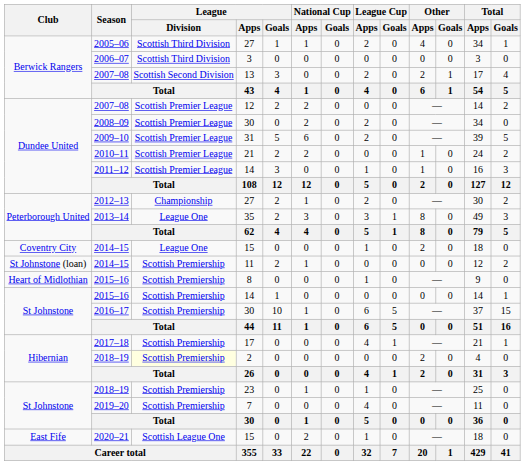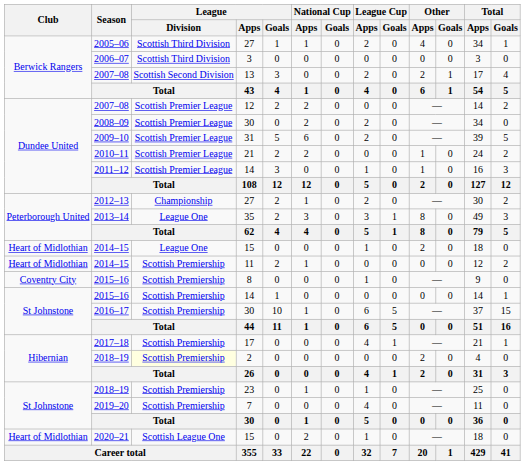(48, 248) Coventry City -> (48, 248) Heart of Midlothian
(48, 264) St Johnstone (loan) -> (48, 264) Heart of Midlothian
(48, 279) Heart of Midlothian -> (48, 279) Coventry City
(48, 437) East Fife -> (48, 437) Heart of Midlothian
